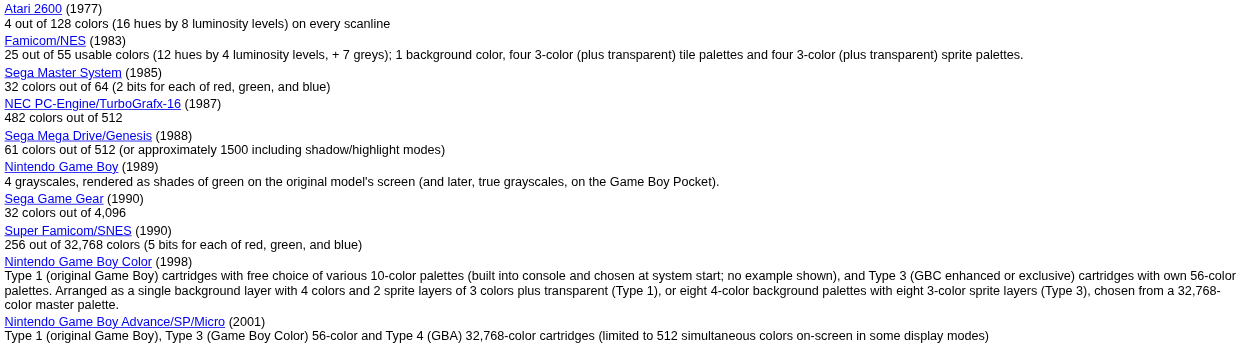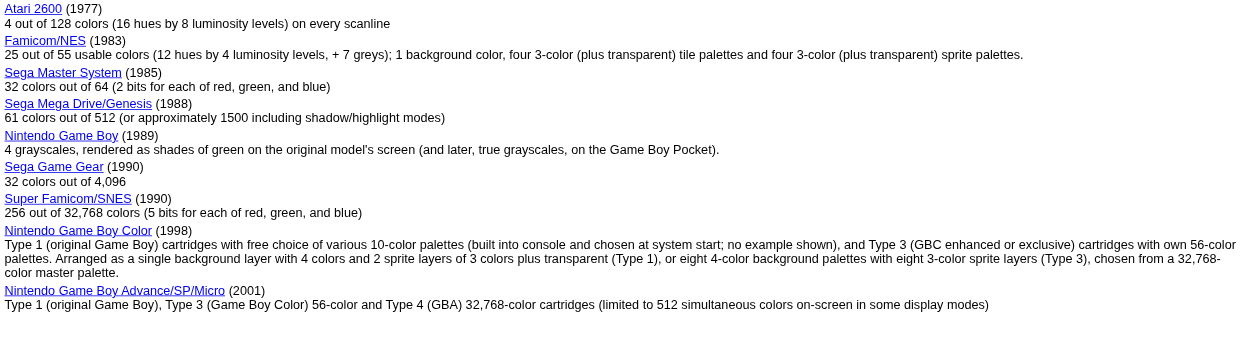- row: (113, 111)
